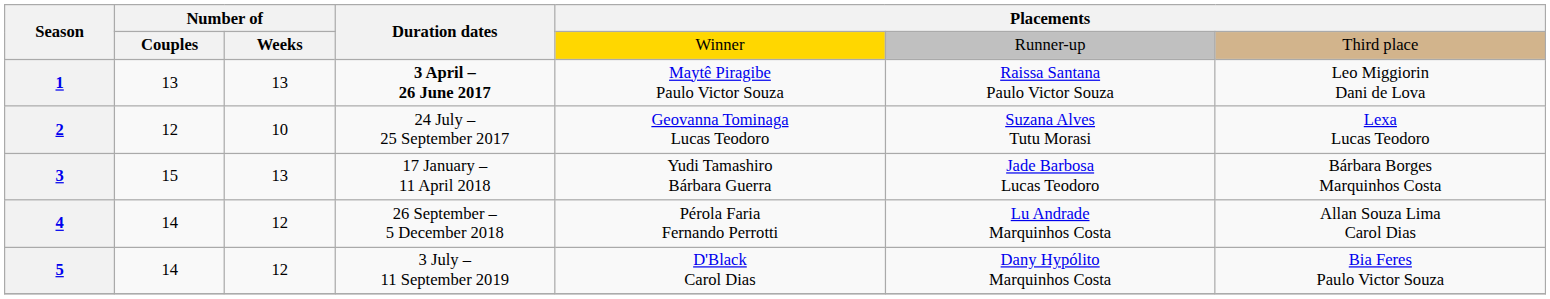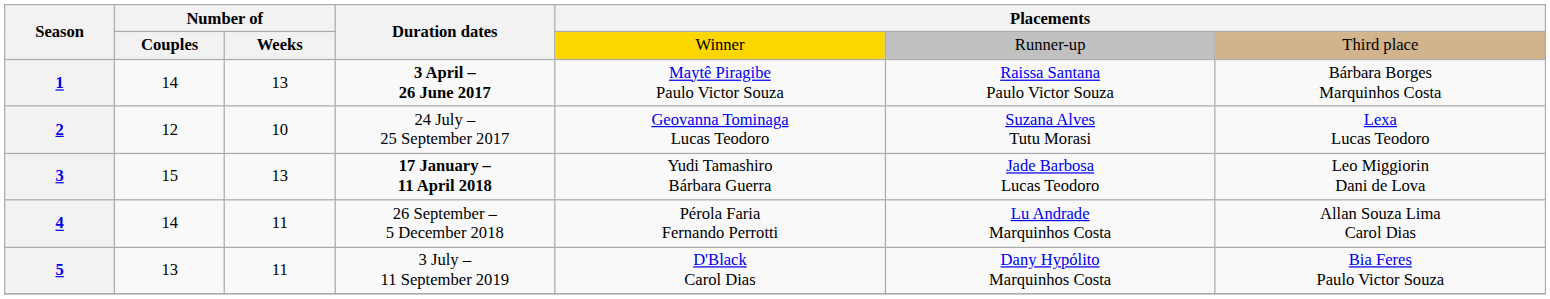(170, 82) 13 -> (170, 82) 14
(1380, 82) Leo Miggiorin Dani de Lova -> (1380, 82) Bárbara Borges Marquinhos Costa
(445, 176) normal -> (445, 176) bold
(1380, 176) Bárbara Borges Marquinhos Costa -> (1380, 176) Leo Miggiorin Dani de Lova
(280, 222) 12 -> (280, 222) 11
(170, 269) 14 -> (170, 269) 13
(280, 269) 12 -> (280, 269) 11
